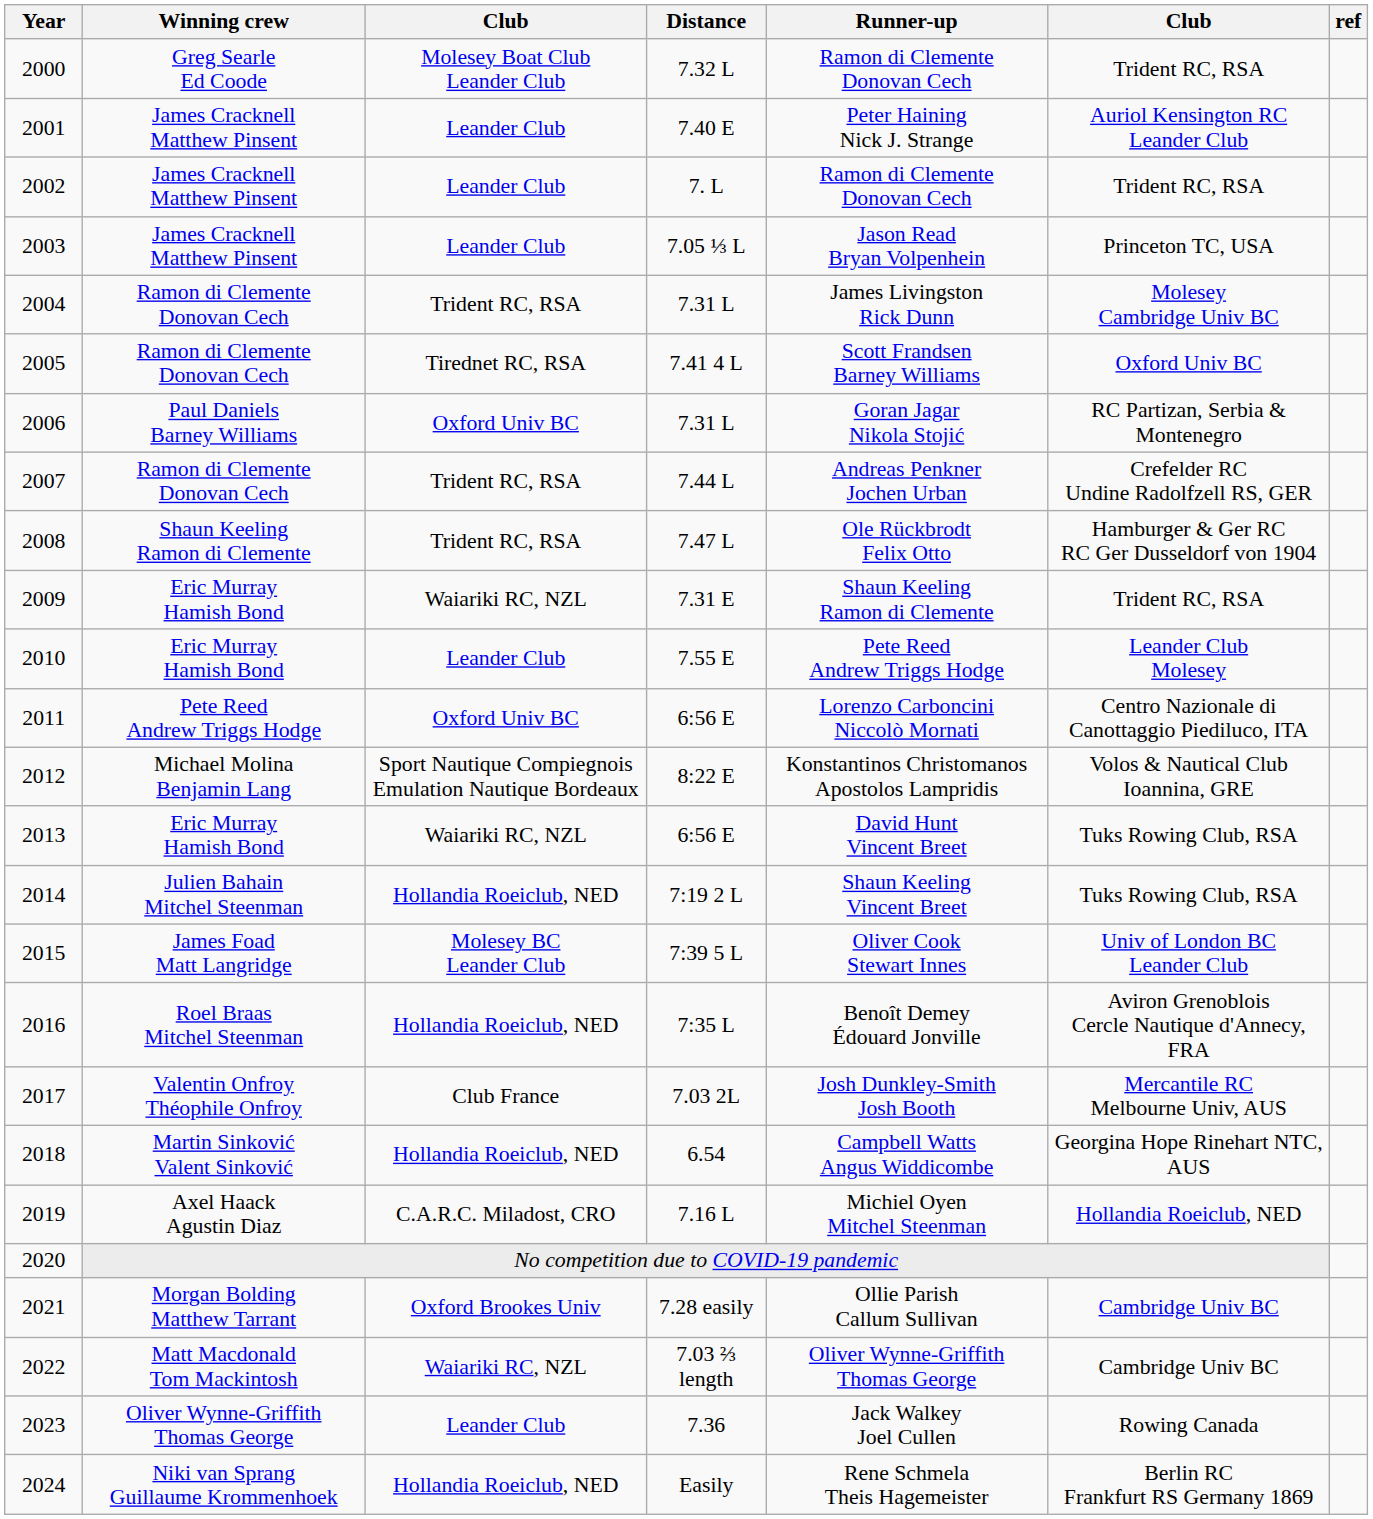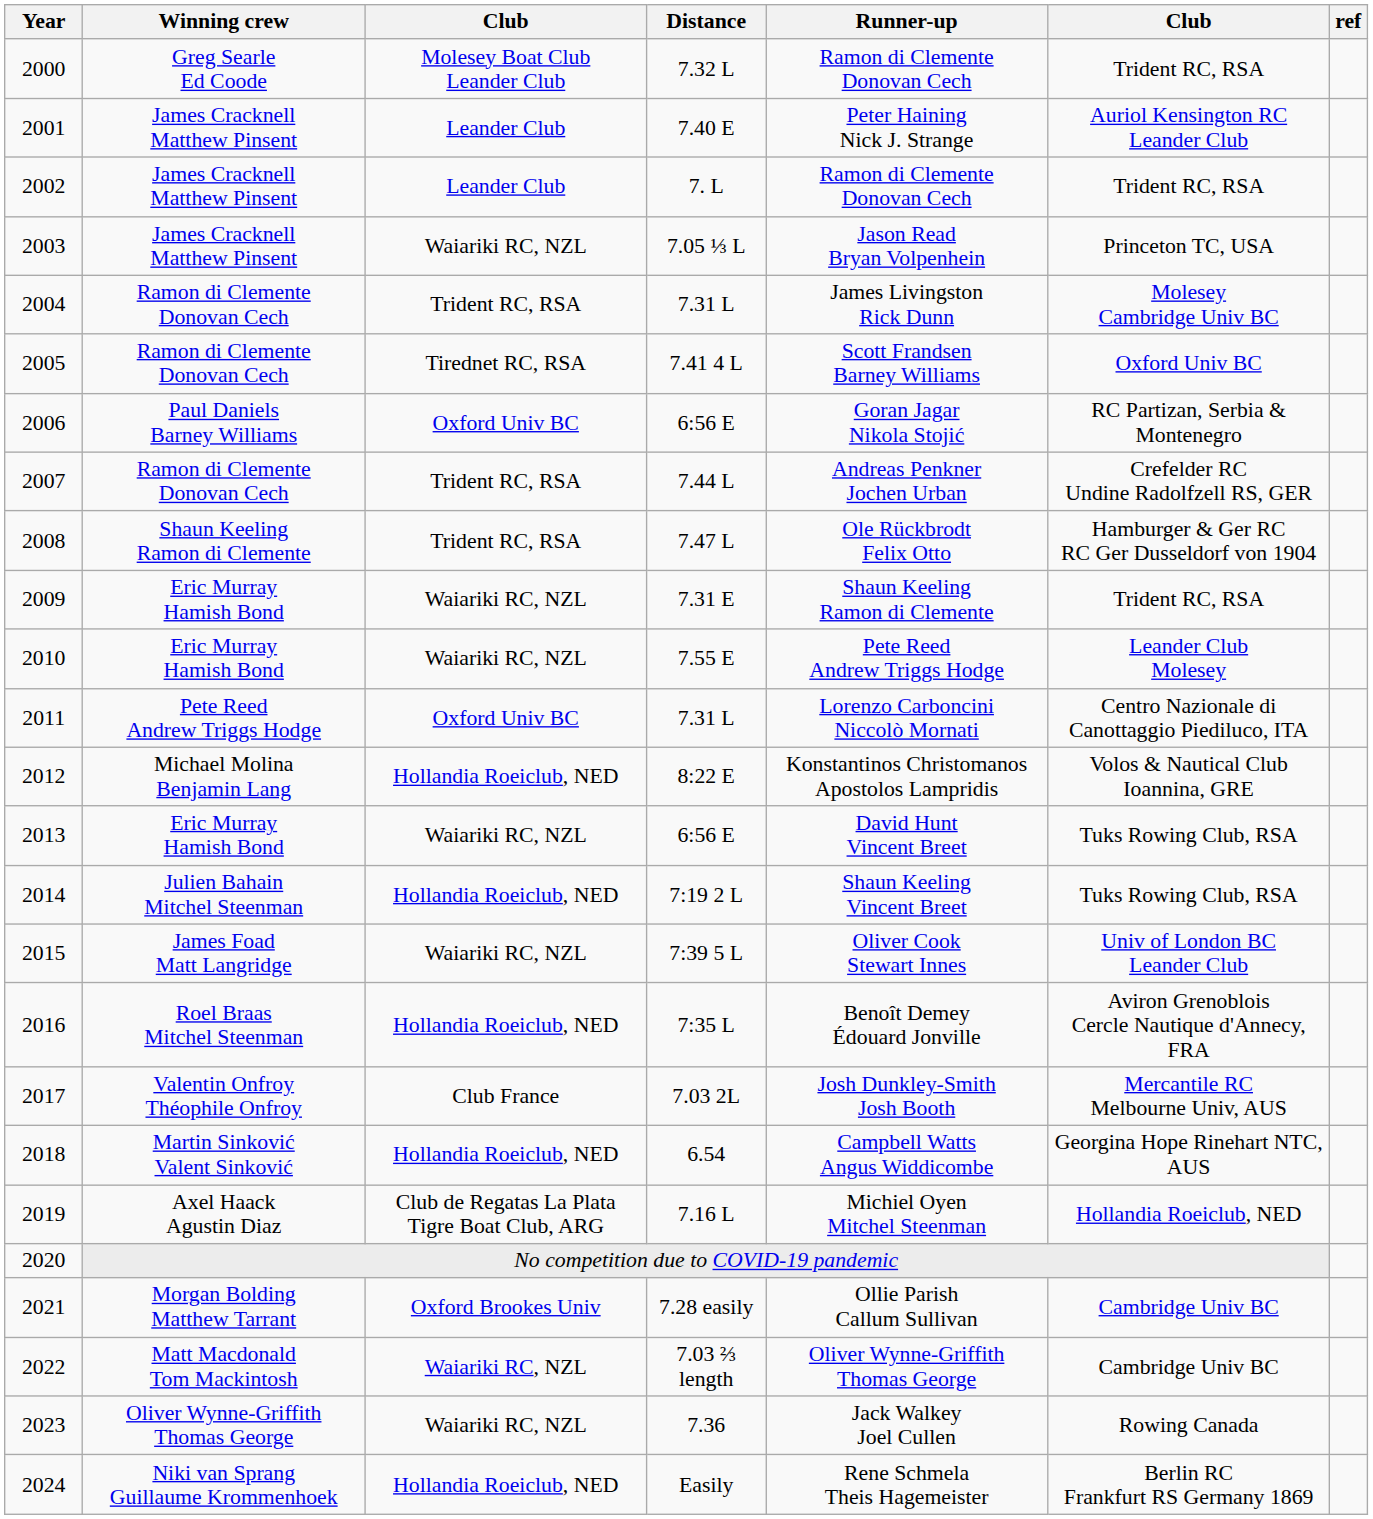(506, 245) Leander Club -> (506, 245) Waiariki RC, NZL
(706, 422) 7.31 L -> (706, 422) 6:56 E
(506, 658) Leander Club -> (506, 658) Waiariki RC, NZL
(706, 717) 6:56 E -> (706, 717) 7.31 L
(506, 776) Sport Nautique Compiegnois Emulation Nautique Bordeaux -> (506, 776) Hollandia Roeiclub, NED
(506, 953) Molesey BC Leander Club -> (506, 953) Waiariki RC, NZL
(506, 1213) C.A.R.C. Miladost, CRO -> (506, 1213) Club de Regatas La Plata Tigre Boat Club, ARG
(506, 1425) Leander Club -> (506, 1425) Waiariki RC, NZL
